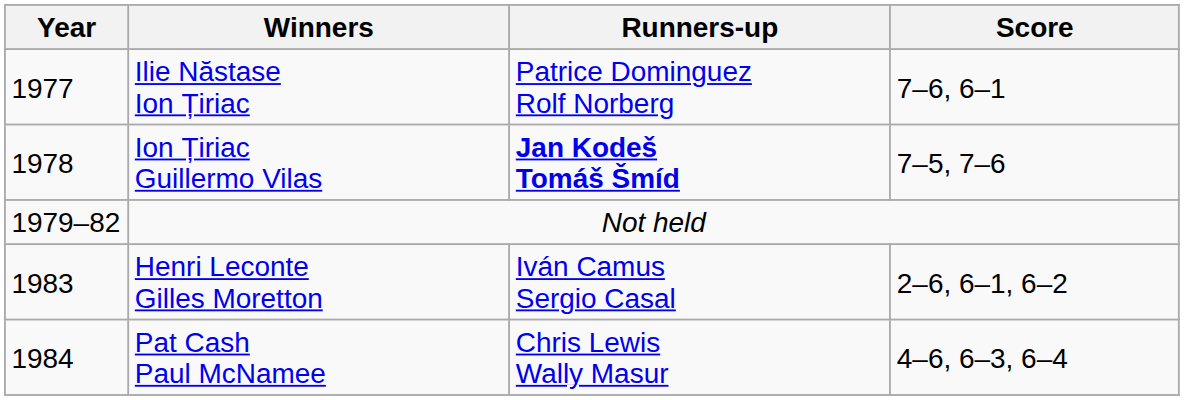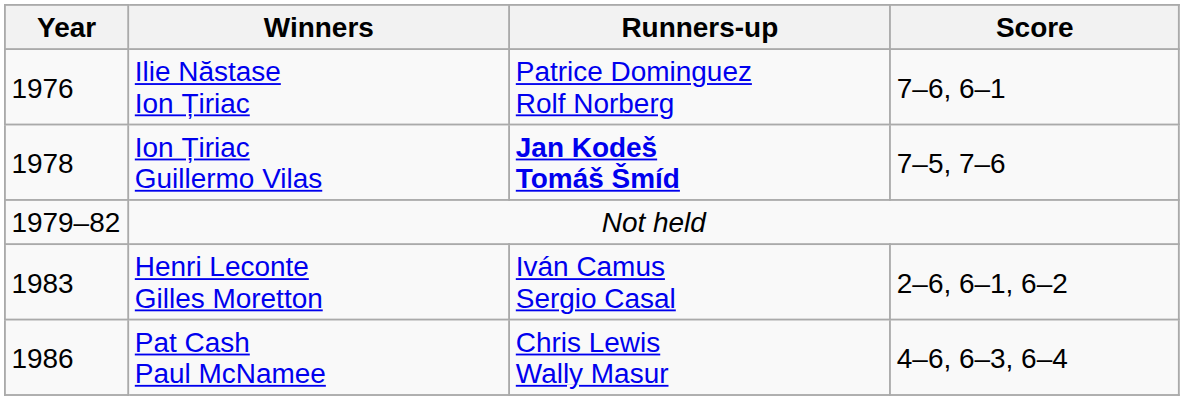(43, 87) 1977 -> (43, 87) 1976
(43, 358) 1984 -> (43, 358) 1986
